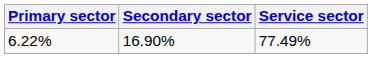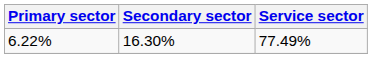(149, 41) 16.90% -> (149, 41) 16.30%
